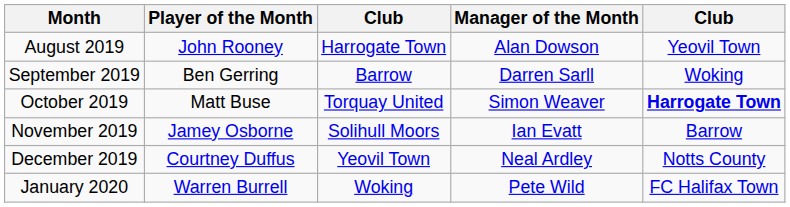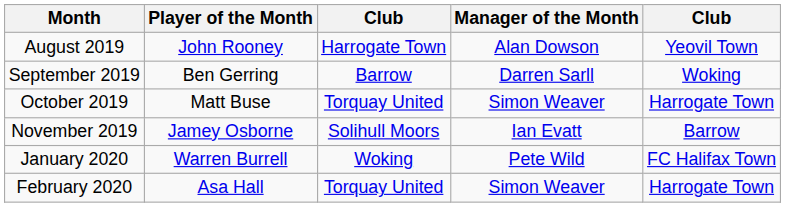(714, 103) bold -> (712, 103) normal
- row: (74, 159)
+ row: (74, 187)
